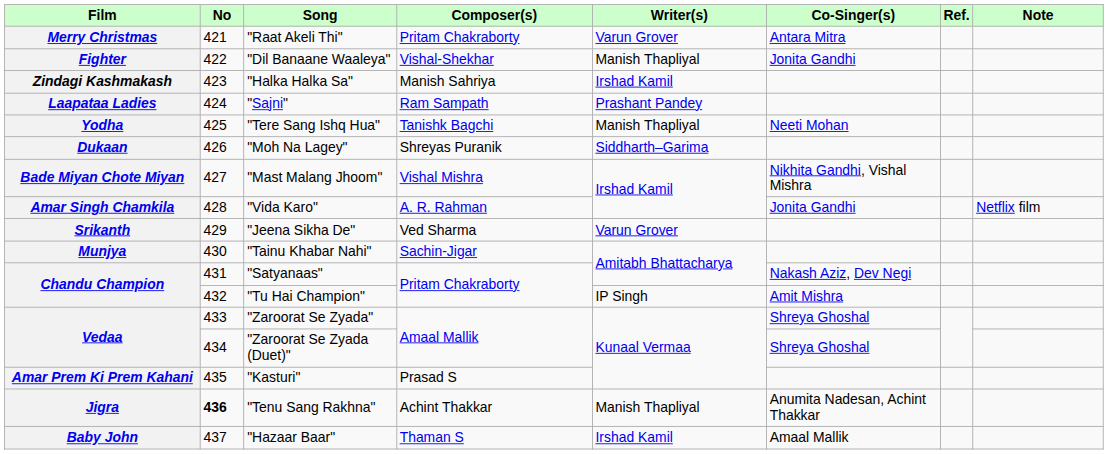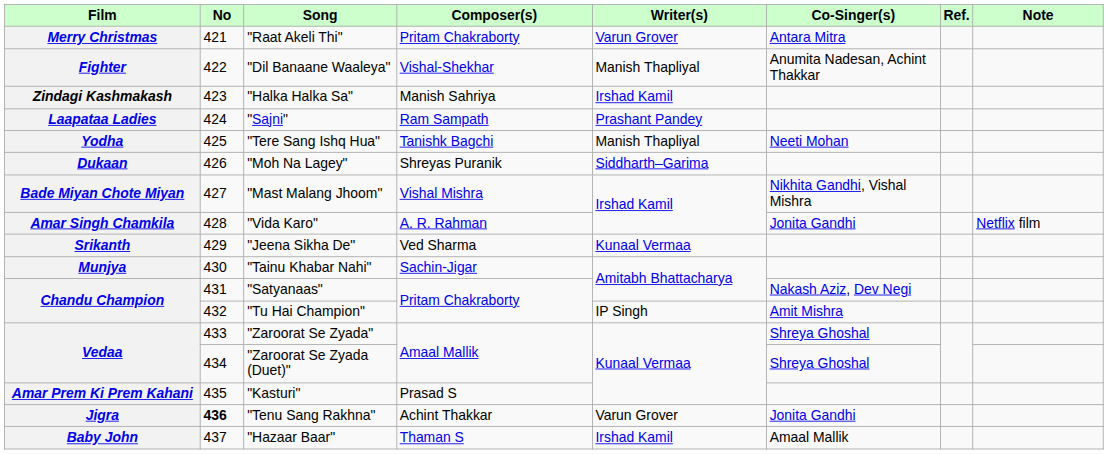(813, 59) Jonita Gandhi -> (848, 67) Anumita Nadesan, Achint Thakkar
(637, 229) Varun Grover -> (643, 245) Kunaal Vermaa
(648, 407) Manish Thapliyal -> (637, 415) Varun Grover
(848, 407) Anumita Nadesan, Achint Thakkar -> (813, 415) Jonita Gandhi
